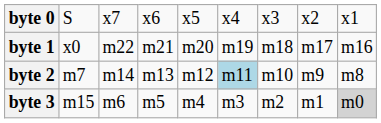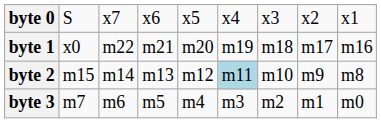(74, 74) m7 -> (79, 74) m15
(79, 103) m15 -> (74, 103) m7
(352, 103) lightgrey background -> (352, 103) no background
